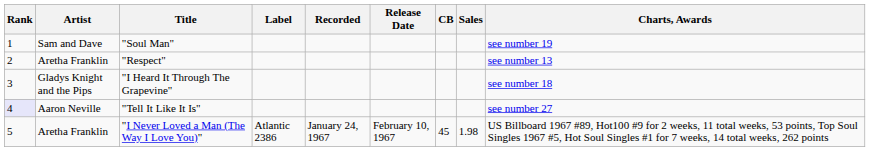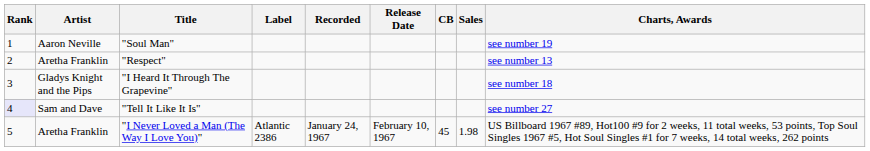(70, 43) Sam and Dave -> (69, 43) Aaron Neville
(69, 108) Aaron Neville -> (70, 108) Sam and Dave
